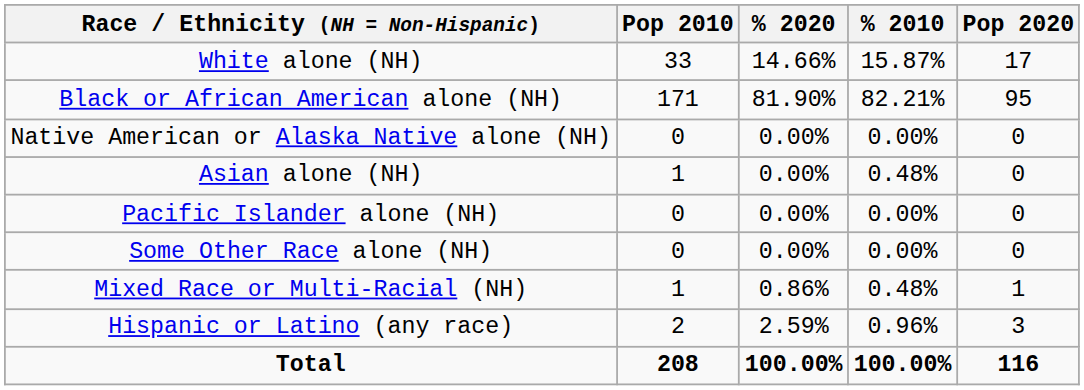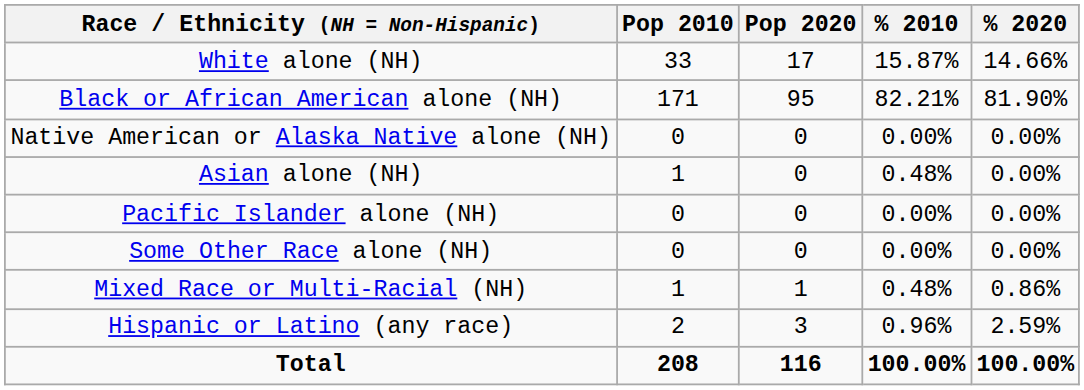columns swapped: (1018, 24) <-> (794, 24)
